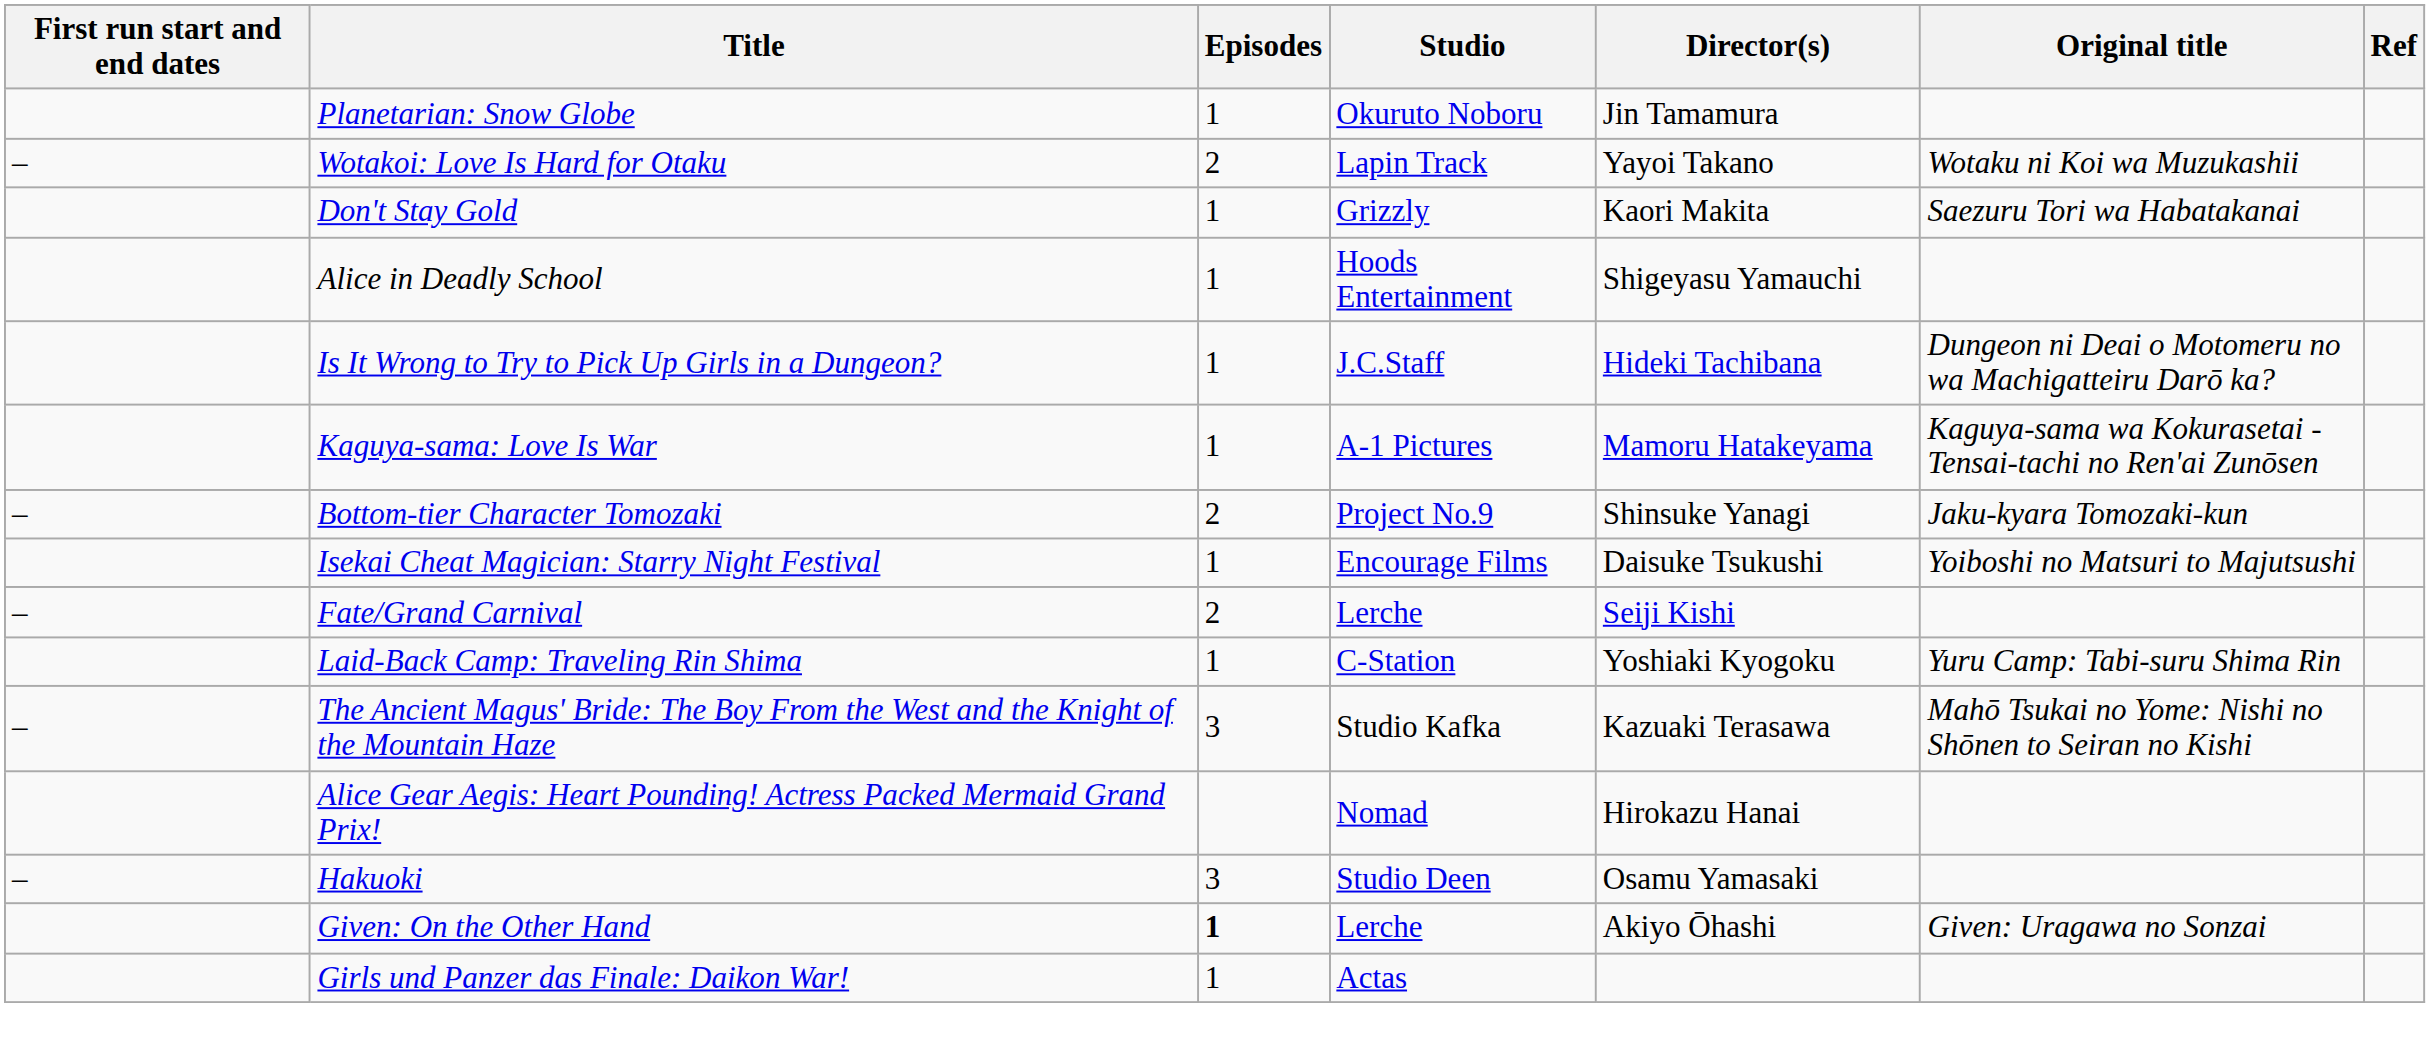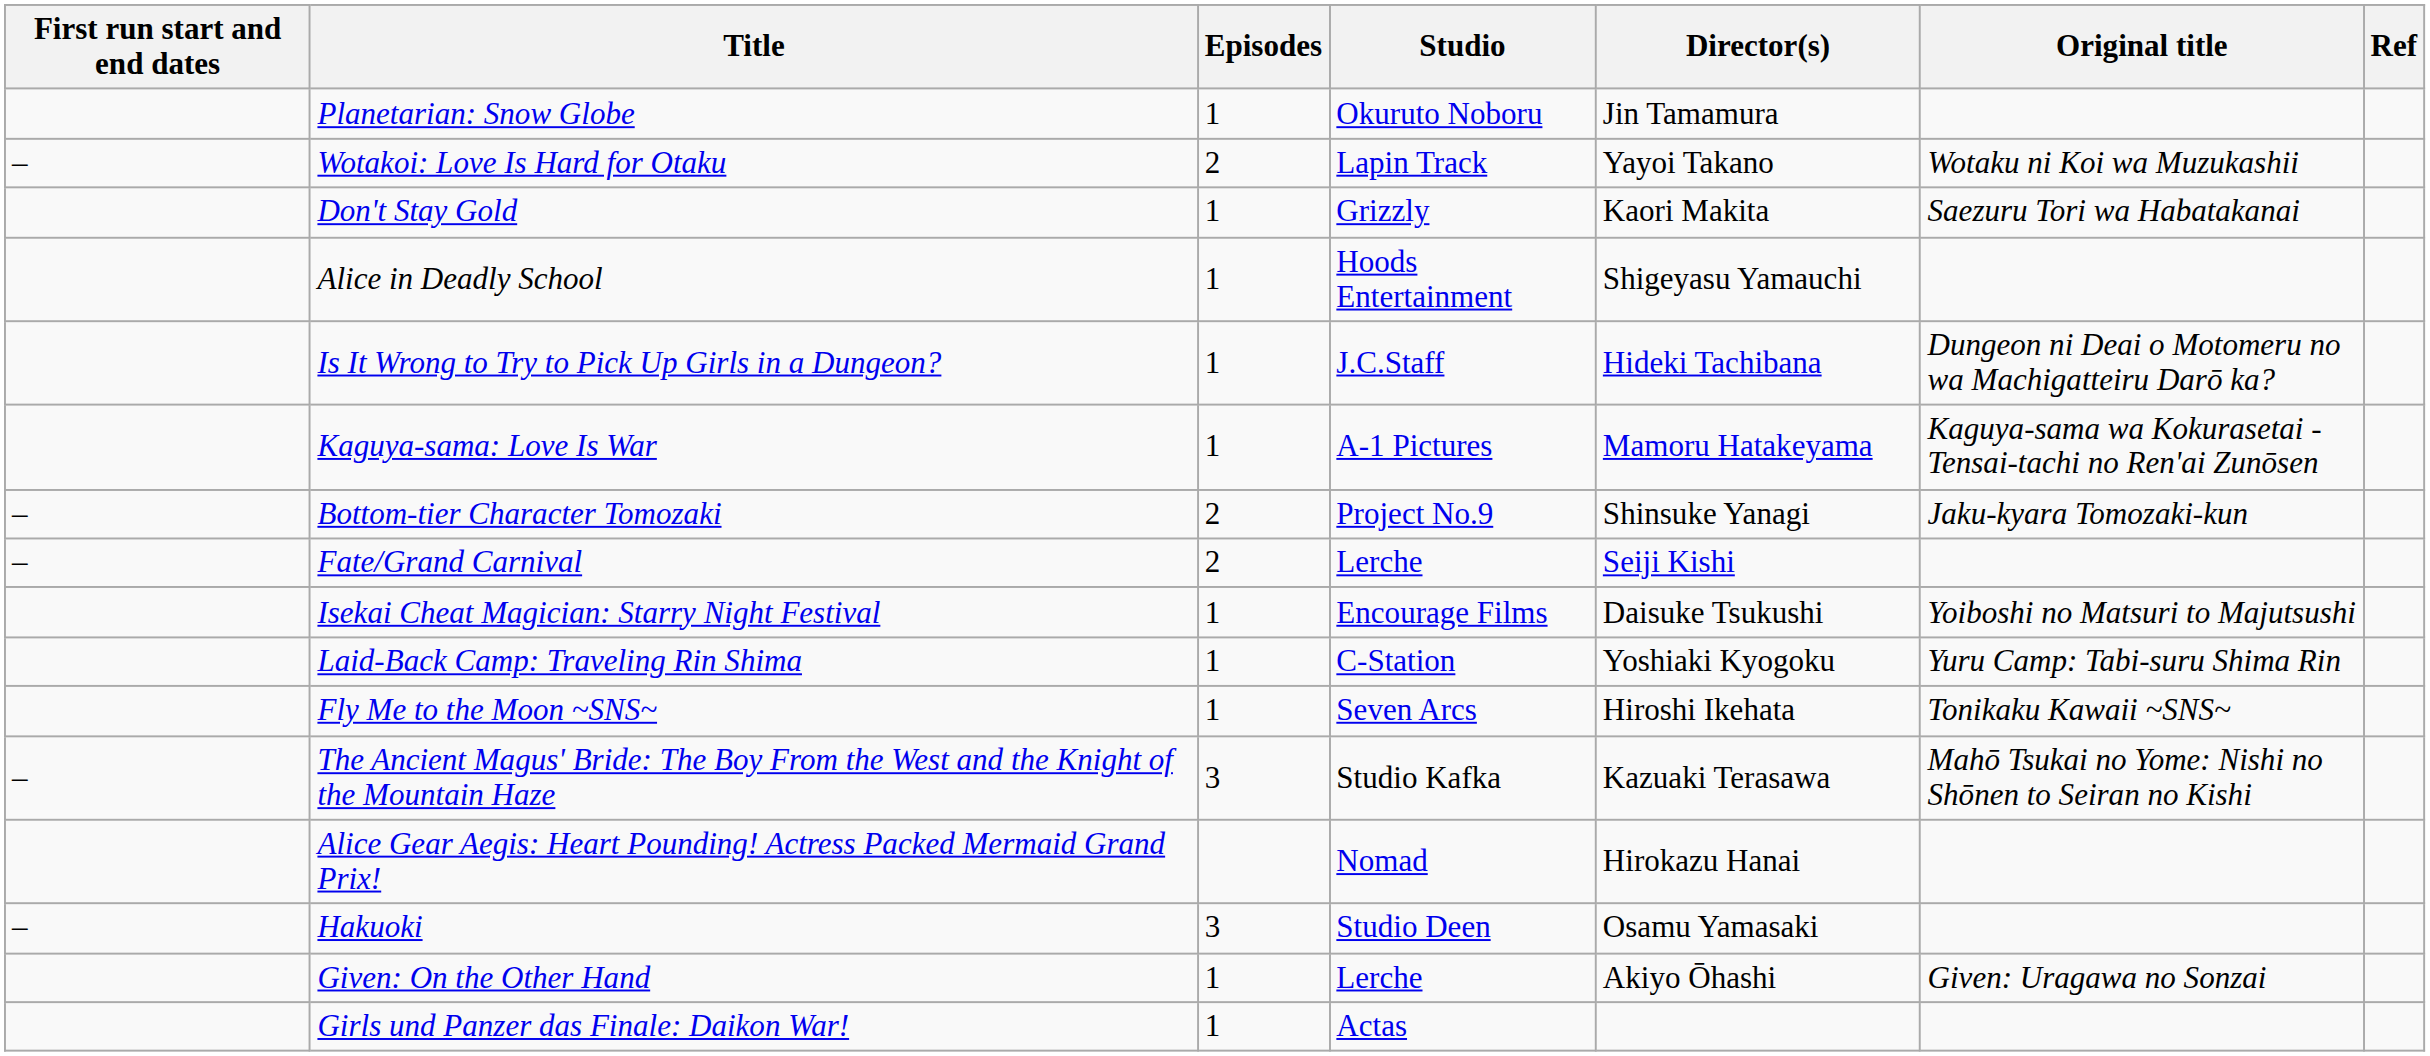rows swapped: (450, 611) <-> (599, 562)
+ row: (487, 710)
(1212, 927) bold -> (1212, 977) normal
